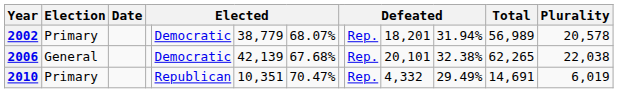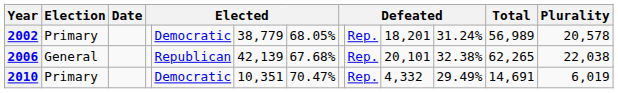(312, 36) 68.07% -> (312, 36) 68.05%
(459, 36) 31.94% -> (459, 36) 31.24%
(193, 56) Democratic -> (193, 56) Republican
(193, 77) Republican -> (193, 77) Democratic
